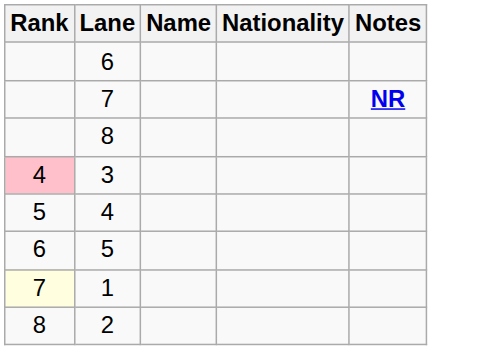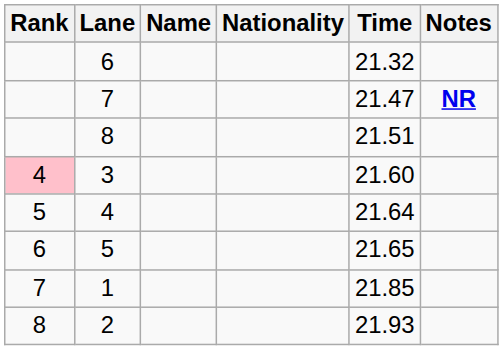+ column: (385, 23)
(39, 288) lightyellow background -> (39, 288) no background
